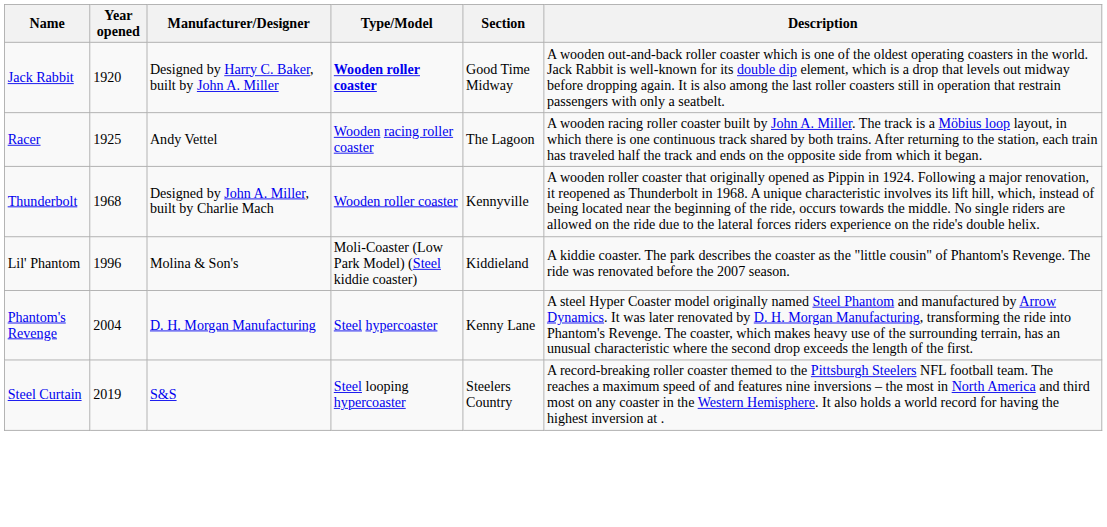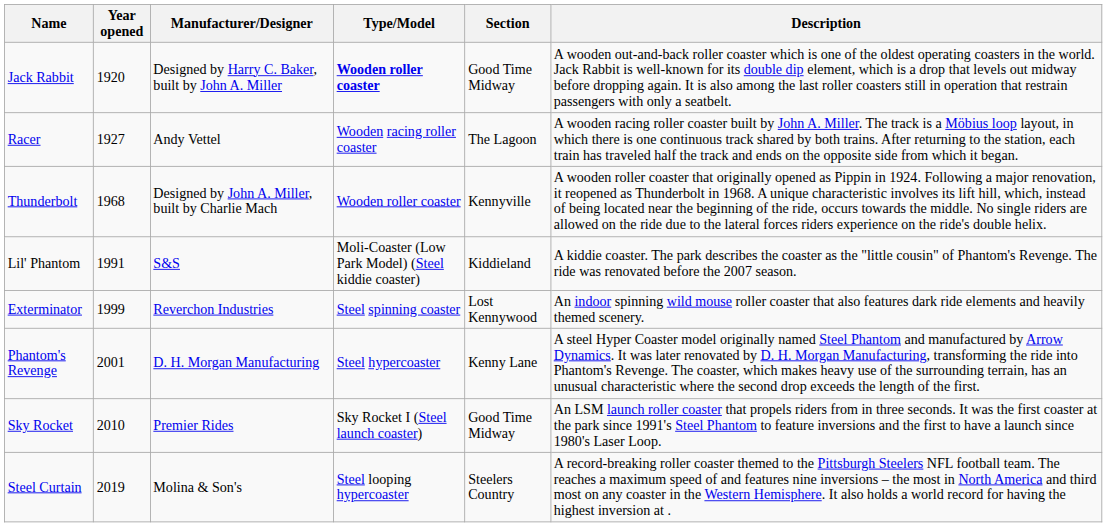(107, 139) 1925 -> (111, 139) 1927
(107, 263) 1996 -> (111, 263) 1991
(194, 263) Molina & Son's -> (167, 263) S&S
+ row: (45, 309)
(107, 325) 2004 -> (111, 363) 2001
+ row: (40, 425)
(163, 395) S&S -> (198, 487) Molina & Son's
